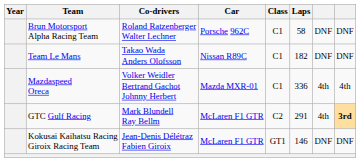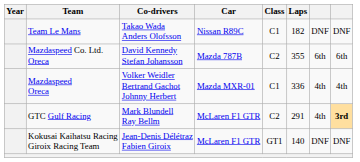- row: (63, 31)
+ row: (66, 56)
(301, 141) 146 -> (298, 141) 140
